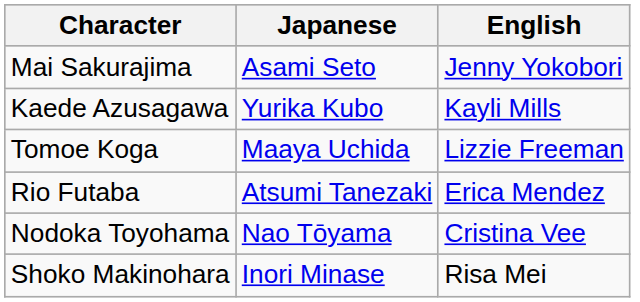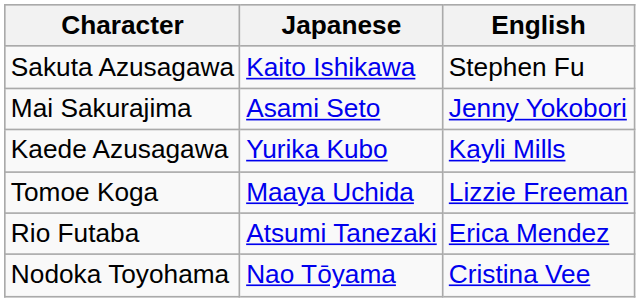+ row: (122, 66)
- row: (120, 274)
